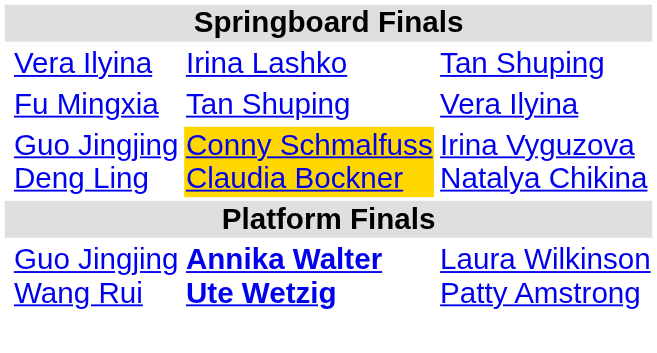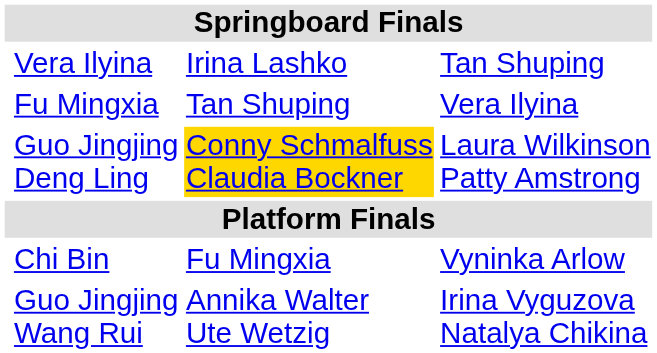(544, 161) Irina Vyguzova Natalya Chikina -> (545, 161) Laura Wilkinson Patty Amstrong
+ row: (62, 259)
(284, 276) bold -> (277, 316) normal
(545, 276) Laura Wilkinson Patty Amstrong -> (544, 316) Irina Vyguzova Natalya Chikina
